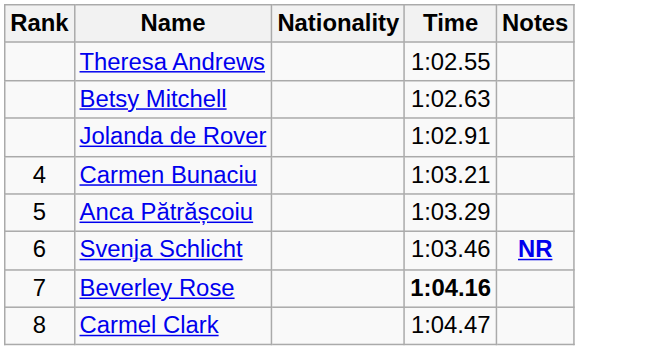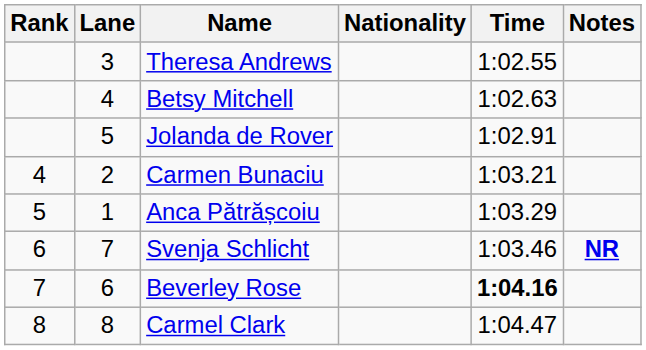+ column: (107, 23)
